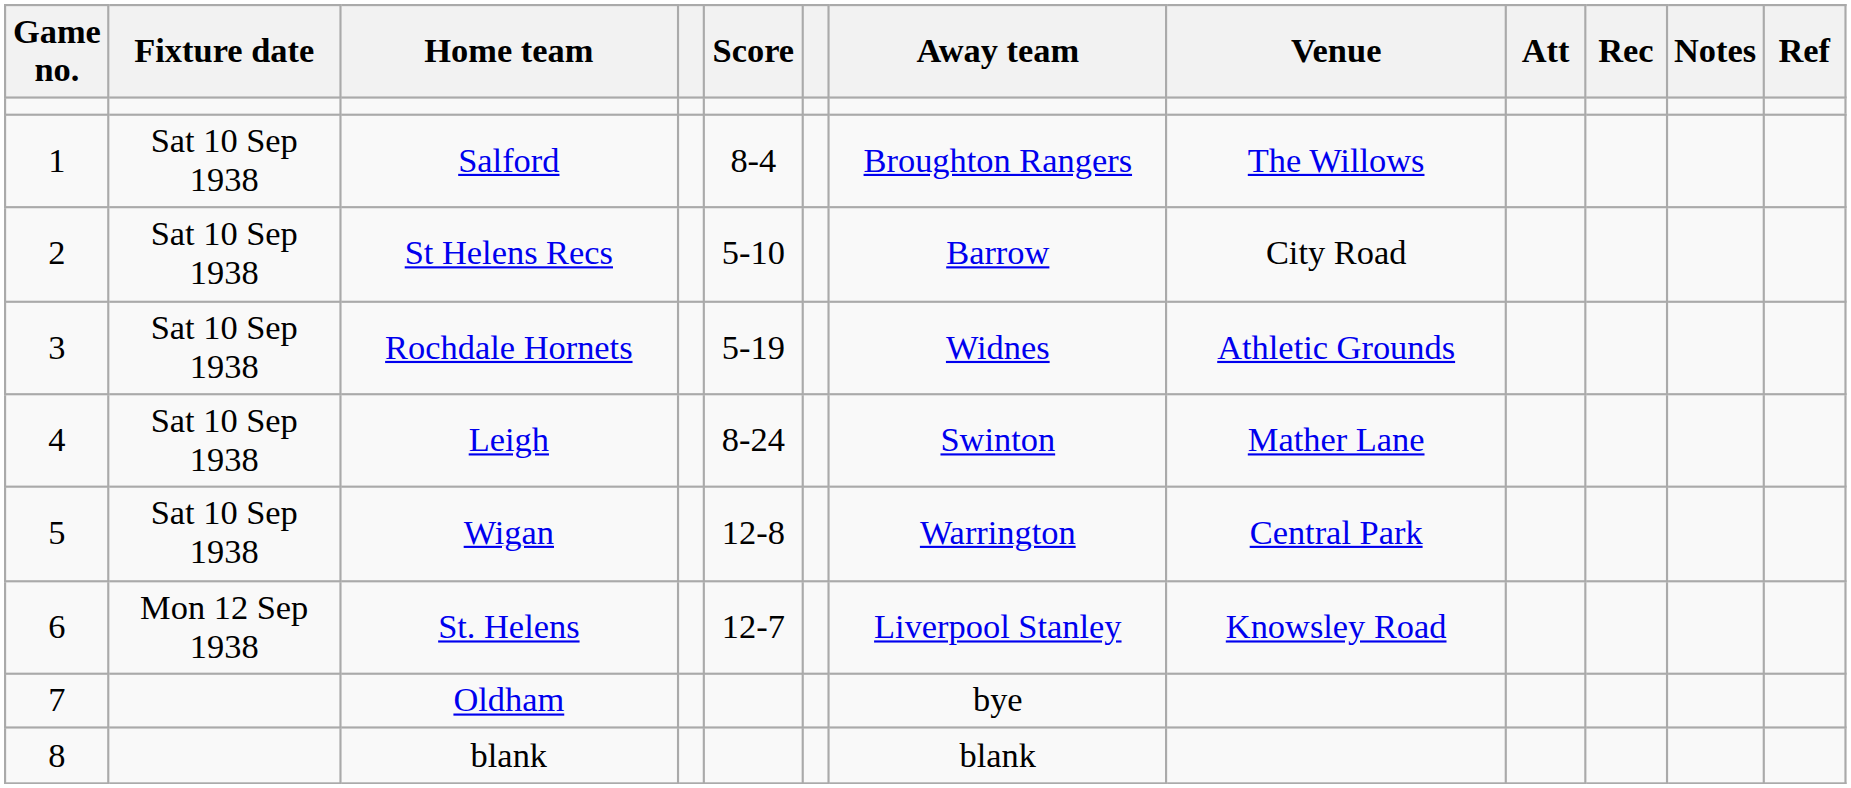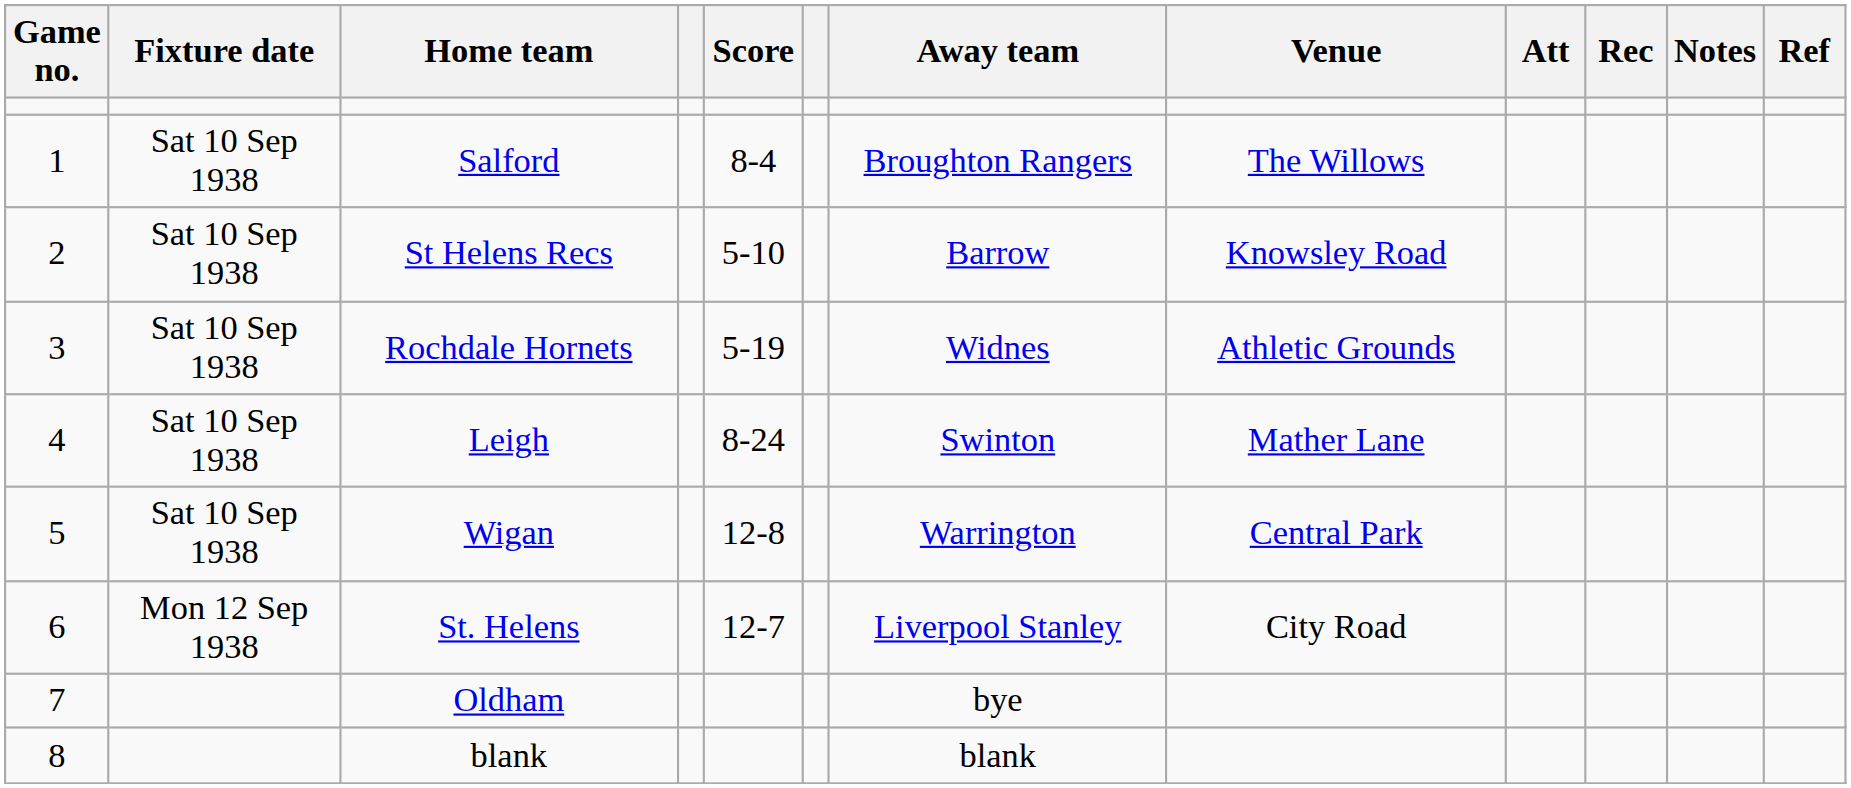(1336, 253) City Road -> (1336, 253) Knowsley Road
(1336, 626) Knowsley Road -> (1336, 626) City Road
